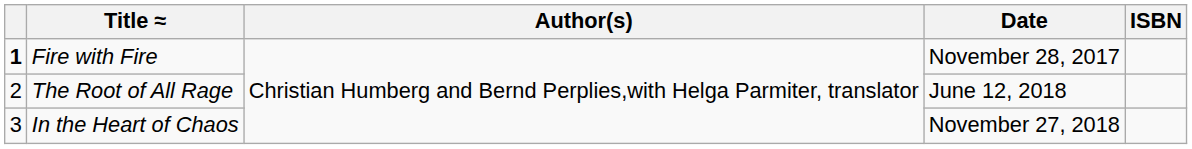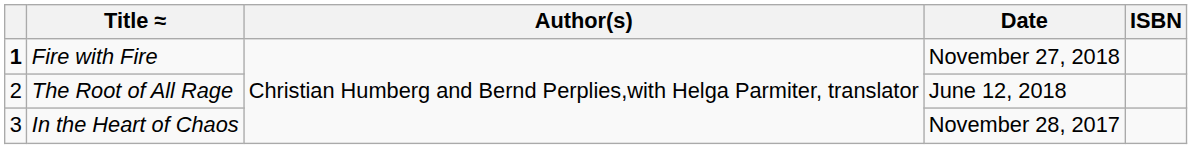(1024, 56) November 28, 2017 -> (1024, 56) November 27, 2018
(1024, 125) November 27, 2018 -> (1024, 125) November 28, 2017
